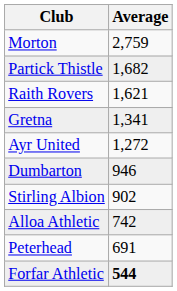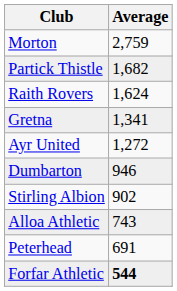(130, 94) 1,621 -> (130, 94) 1,624
(124, 222) 742 -> (124, 222) 743
